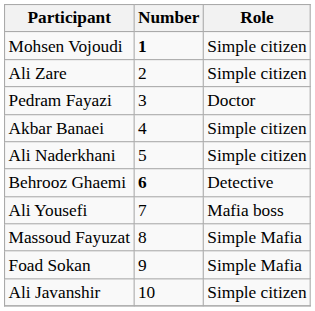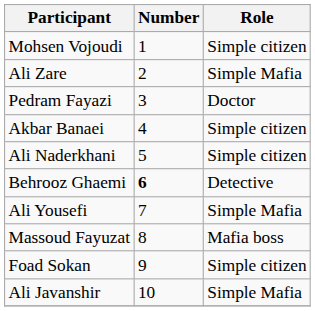(142, 45) bold -> (142, 45) normal
(257, 73) Simple citizen -> (255, 73) Simple Mafia
(245, 210) Mafia boss -> (255, 210) Simple Mafia
(255, 237) Simple Mafia -> (245, 237) Mafia boss
(255, 264) Simple Mafia -> (257, 264) Simple citizen
(257, 292) Simple citizen -> (255, 292) Simple Mafia
